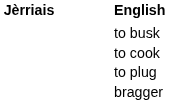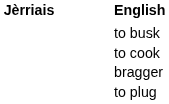rows swapped: (135, 73) <-> (139, 92)
